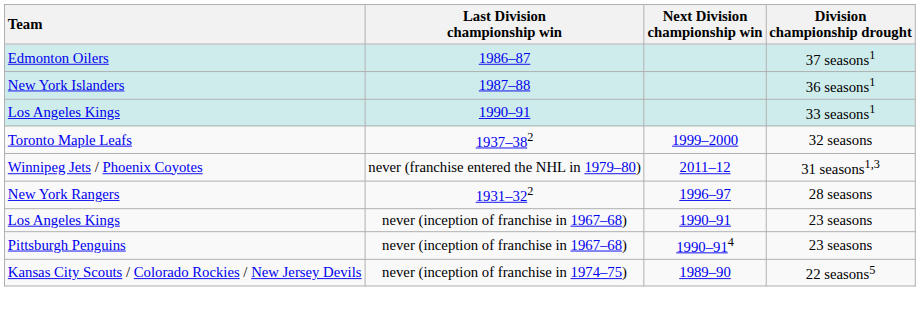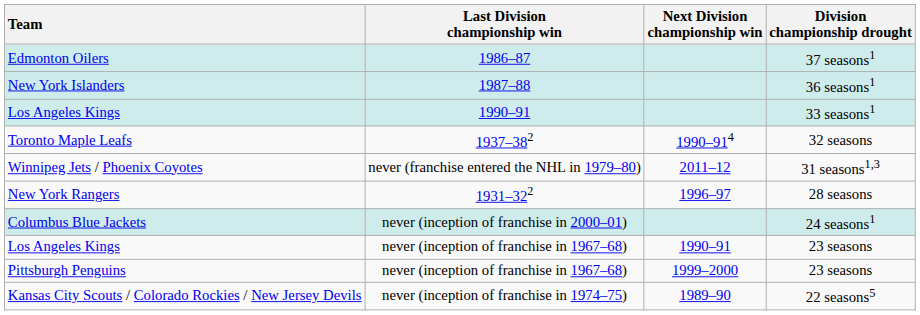(705, 140) 1999–2000 -> (705, 140) 1990–914
+ row: (77, 222)
(705, 245) 1990–914 -> (705, 270) 1999–2000
